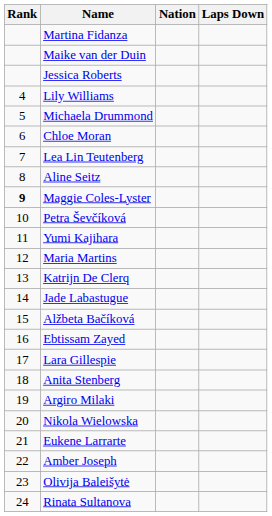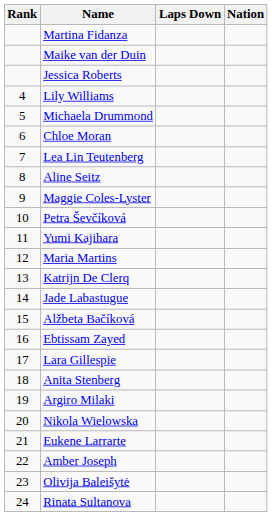columns swapped: (177, 14) <-> (233, 14)
(22, 197) bold -> (22, 197) normal
